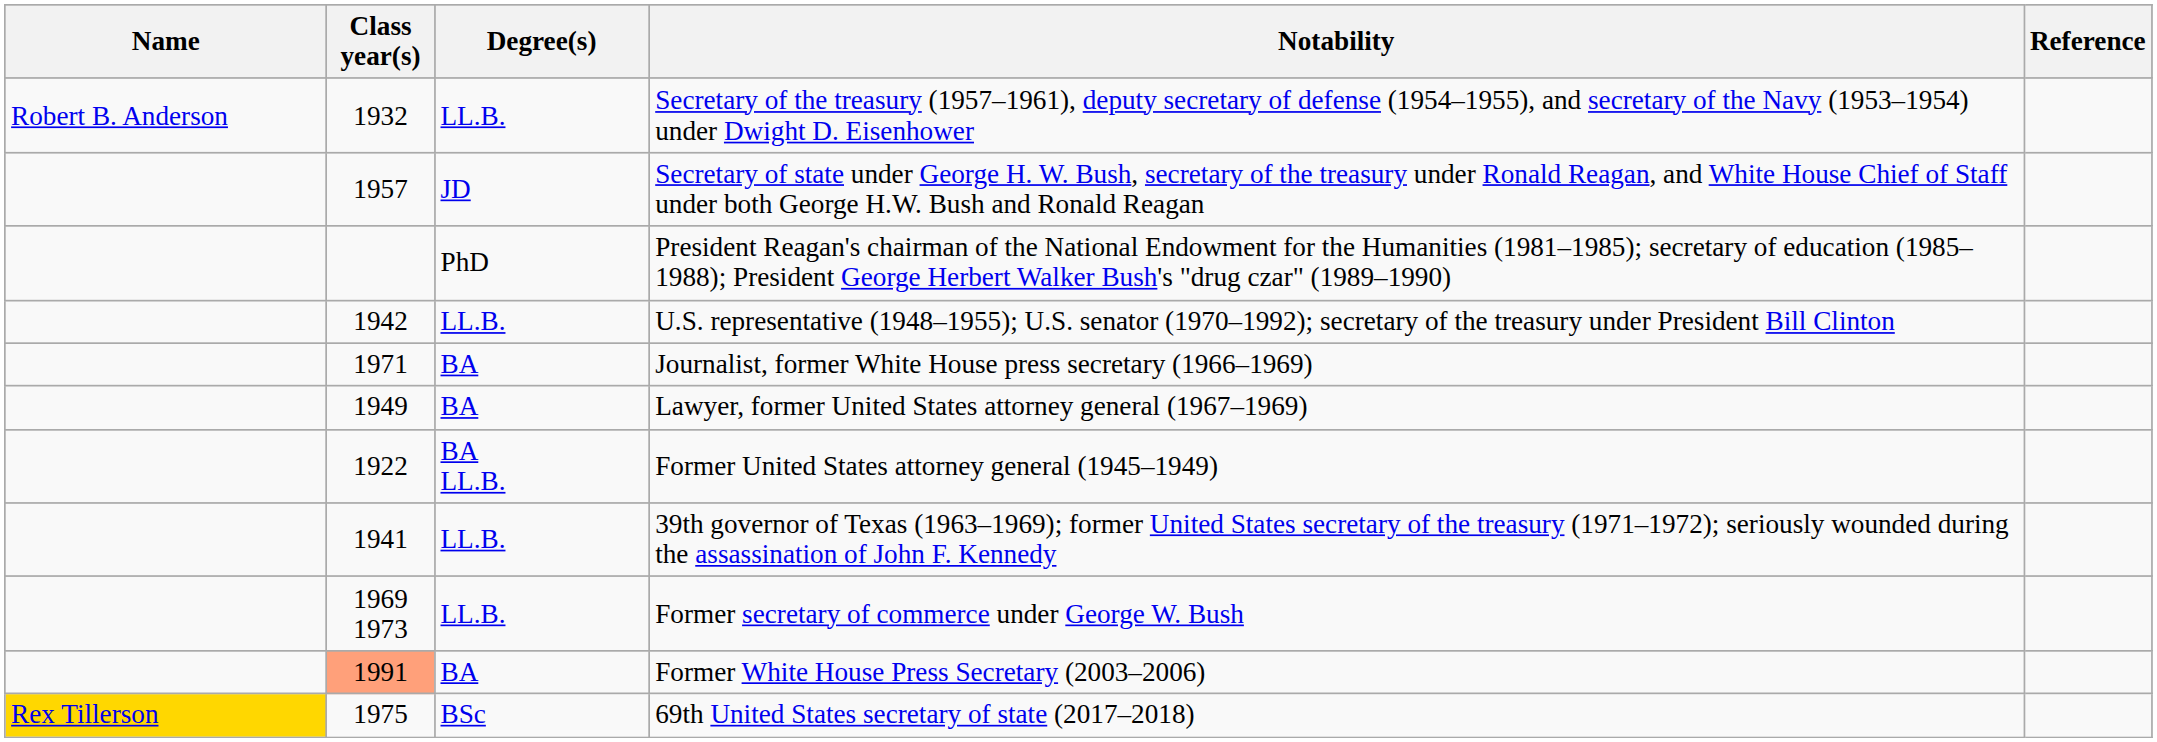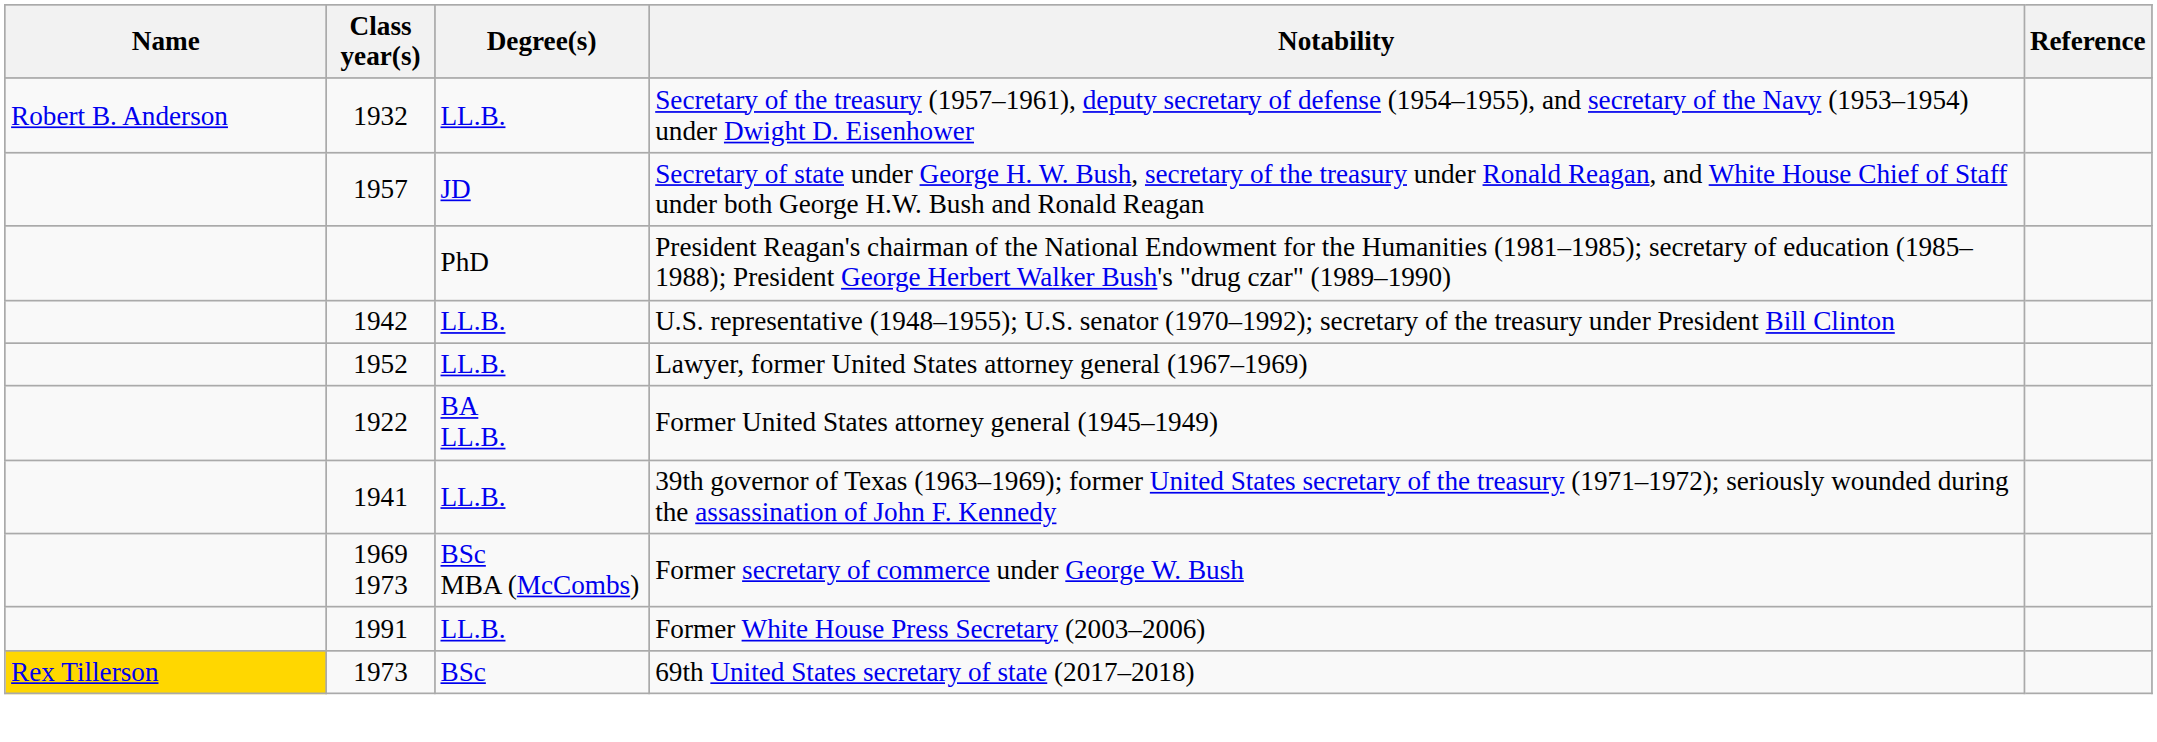- row: (984, 364)
(381, 407) 1949 -> (381, 364) 1952
(459, 407) BA -> (473, 364) LL.B.
(473, 613) LL.B. -> (540, 570) BSc MBA (McCombs)
(381, 671) lightsalmon background -> (381, 628) no background
(459, 671) BA -> (473, 628) LL.B.
(381, 714) 1975 -> (381, 671) 1973
